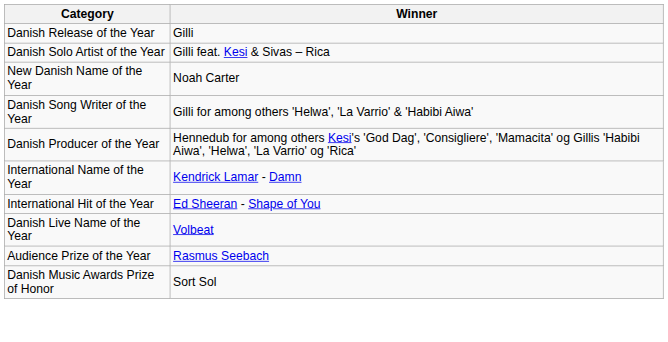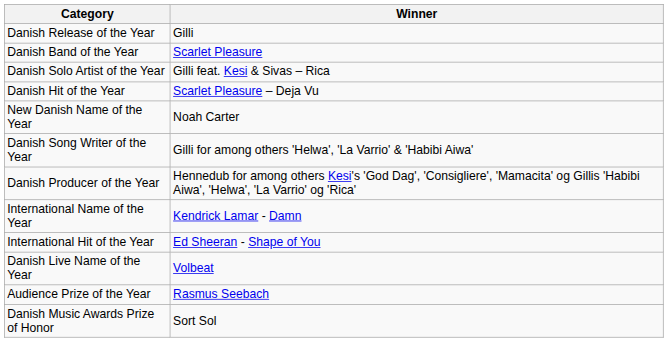+ row: (73, 52)
+ row: (66, 91)
